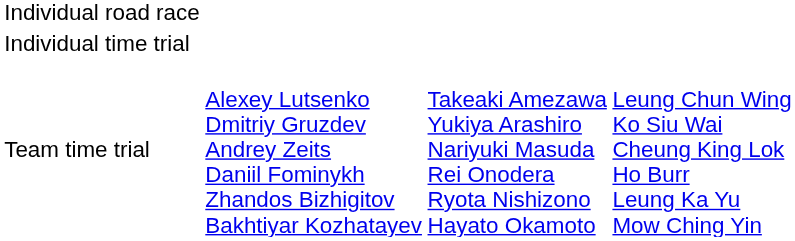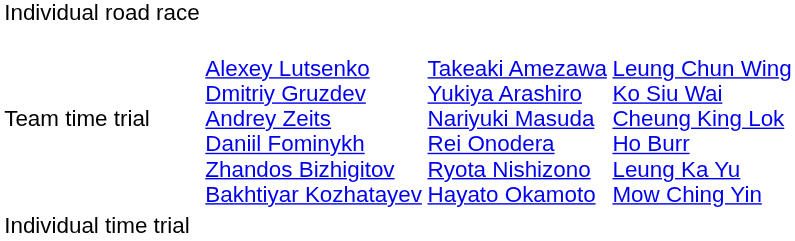rows swapped: (97, 43) <-> (77, 149)
